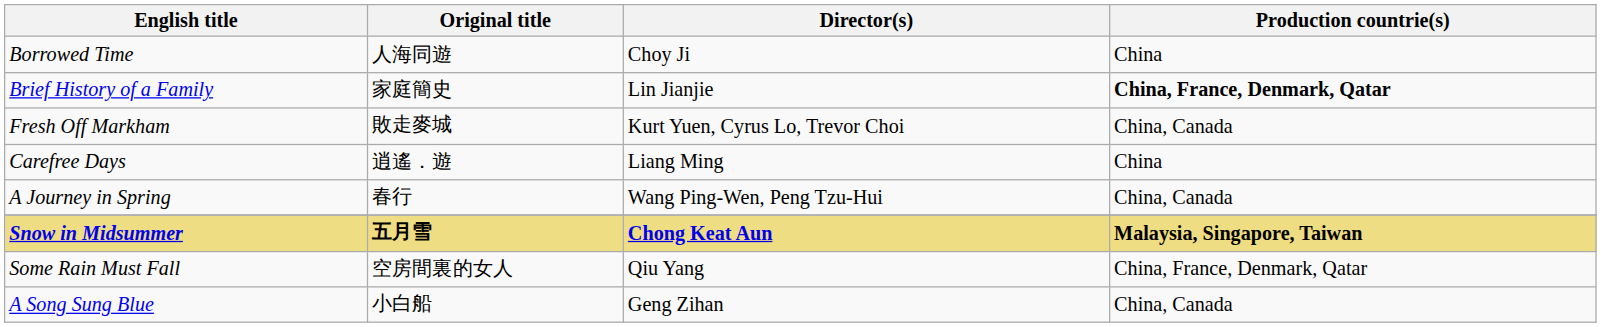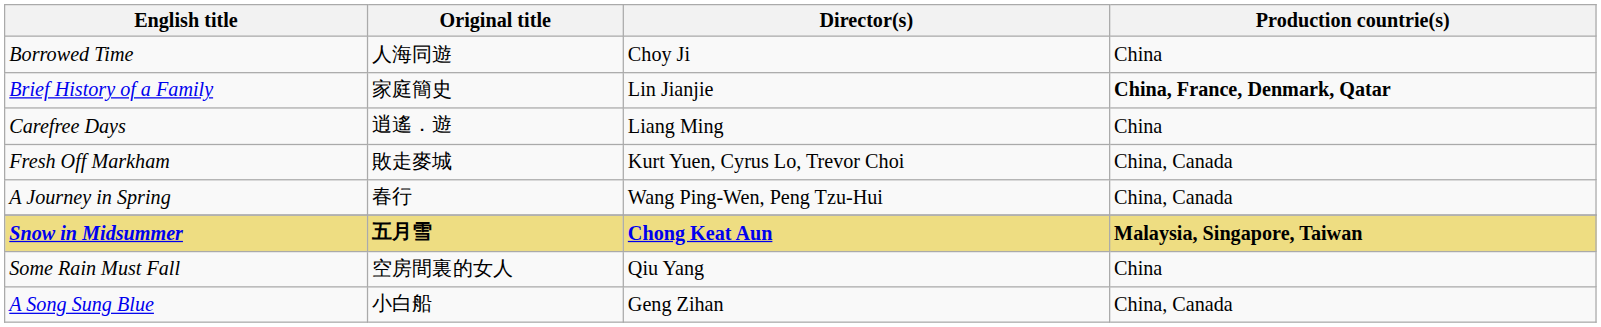rows swapped: (68, 161) <-> (90, 125)
(1241, 268) China, France, Denmark, Qatar -> (1138, 268) China
